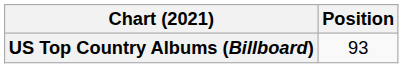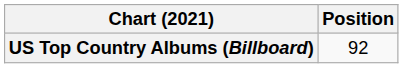(358, 47) 93 -> (358, 47) 92
